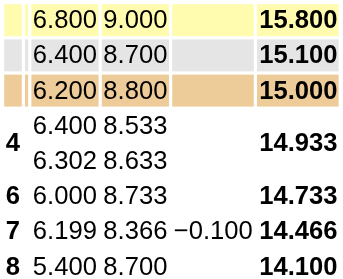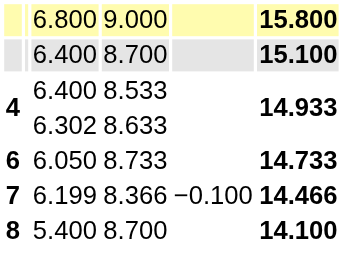- row: (13, 91)
(65, 195) 6.000 -> (65, 160) 6.050
